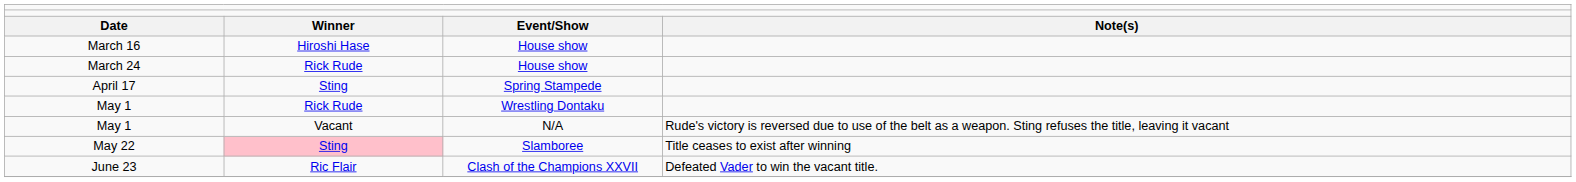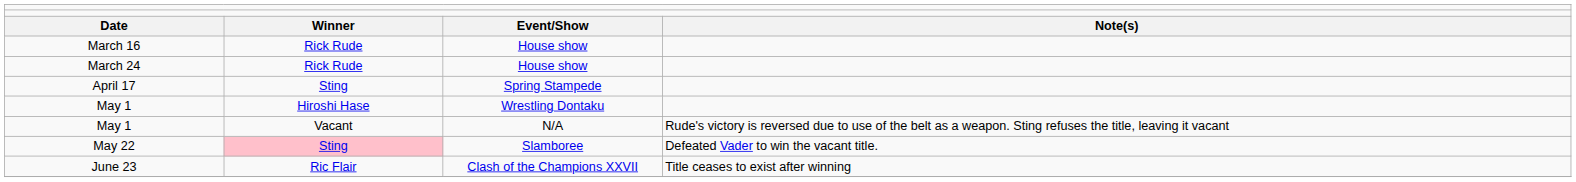(333, 46) Hiroshi Hase -> (333, 46) Rick Rude
(333, 106) Rick Rude -> (333, 106) Hiroshi Hase
(758, 146) Title ceases to exist after winning -> (772, 146) Defeated Vader to win the vacant title.
(772, 166) Defeated Vader to win the vacant title. -> (758, 166) Title ceases to exist after winning
